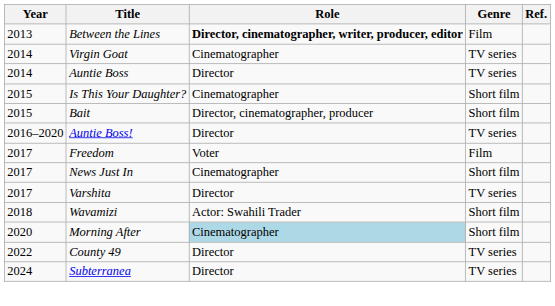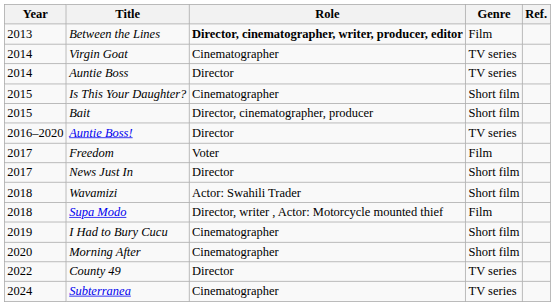(235, 172) Cinematographer -> (213, 172) Director
- row: (90, 192)
+ row: (98, 212)
+ row: (118, 232)
(235, 232) lightblue background -> (235, 251) no background
(213, 271) Director -> (235, 291) Cinematographer
